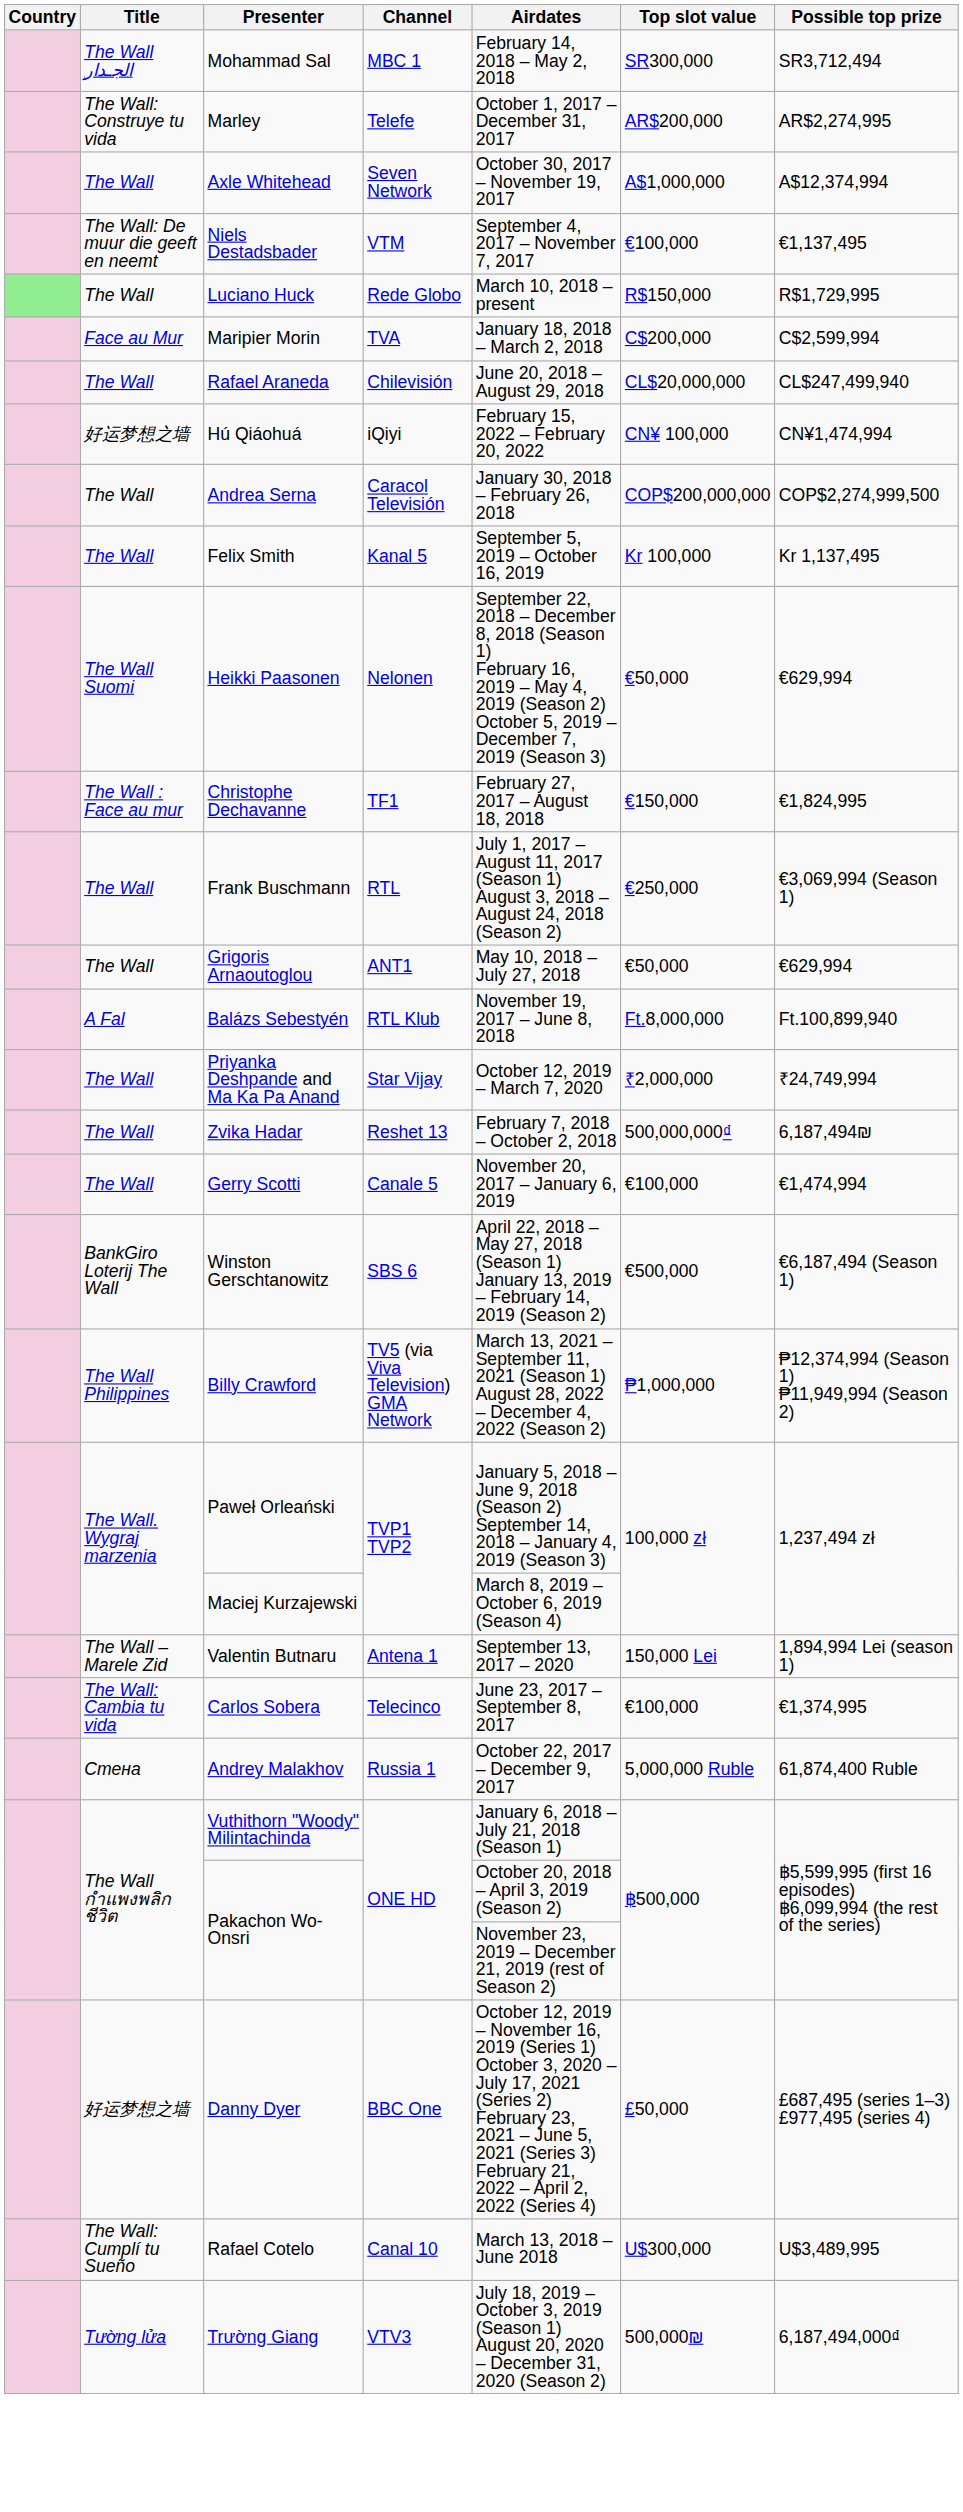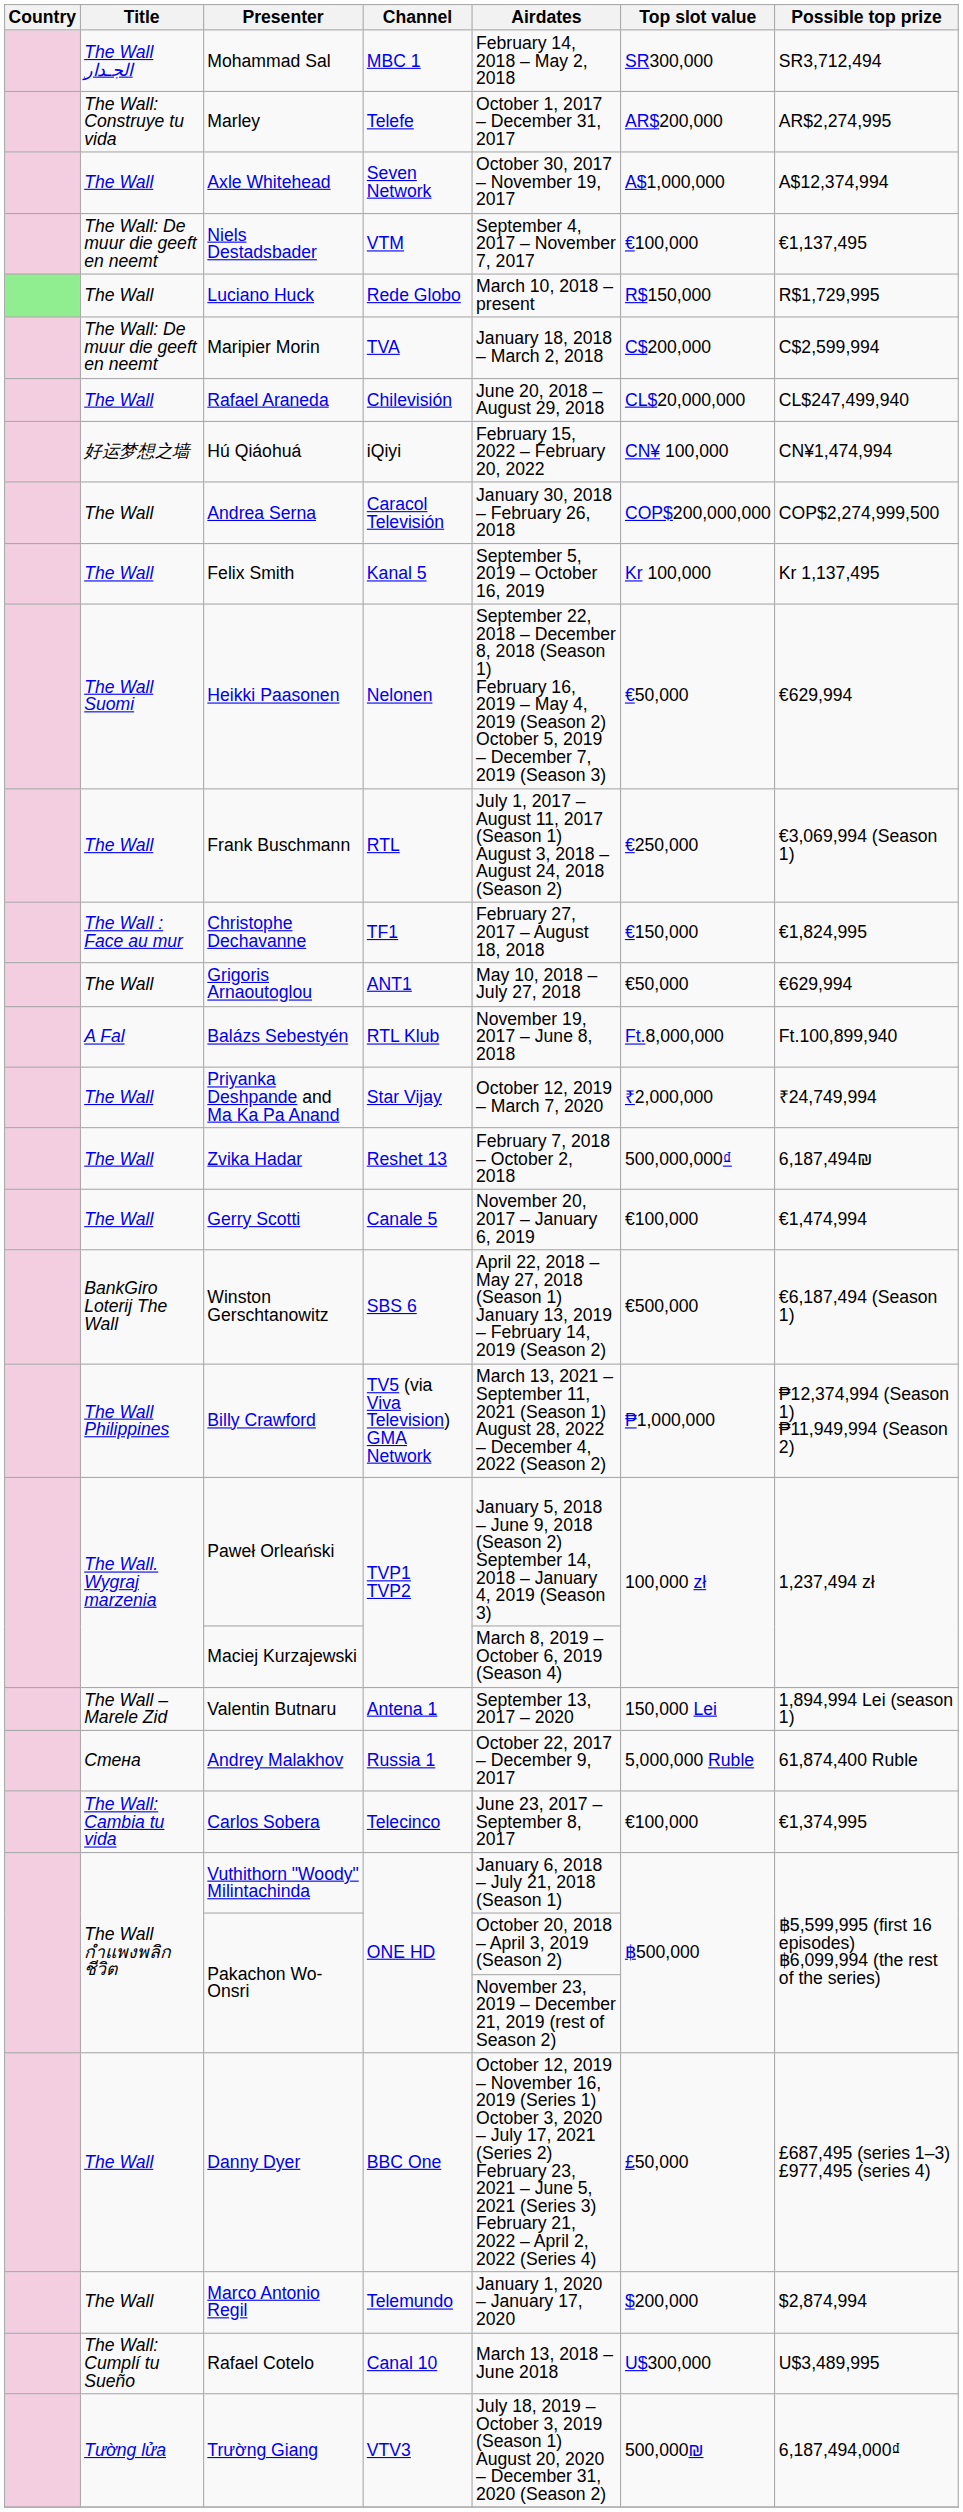(134, 338) Face au Mur -> (140, 347) The Wall: De muur die geeft en neemt
rows swapped: (257, 801) <-> (279, 888)
rows swapped: (276, 1768) <-> (264, 1708)
(137, 2109) 好运梦想之墙 -> (119, 2162) The Wall
+ row: (264, 2302)
